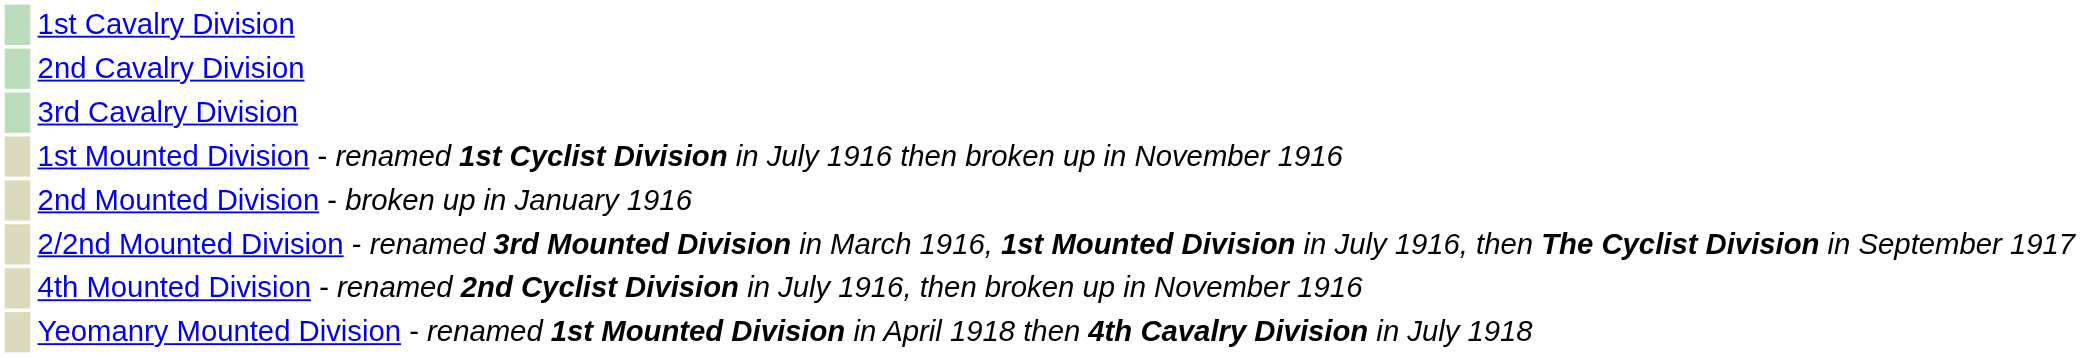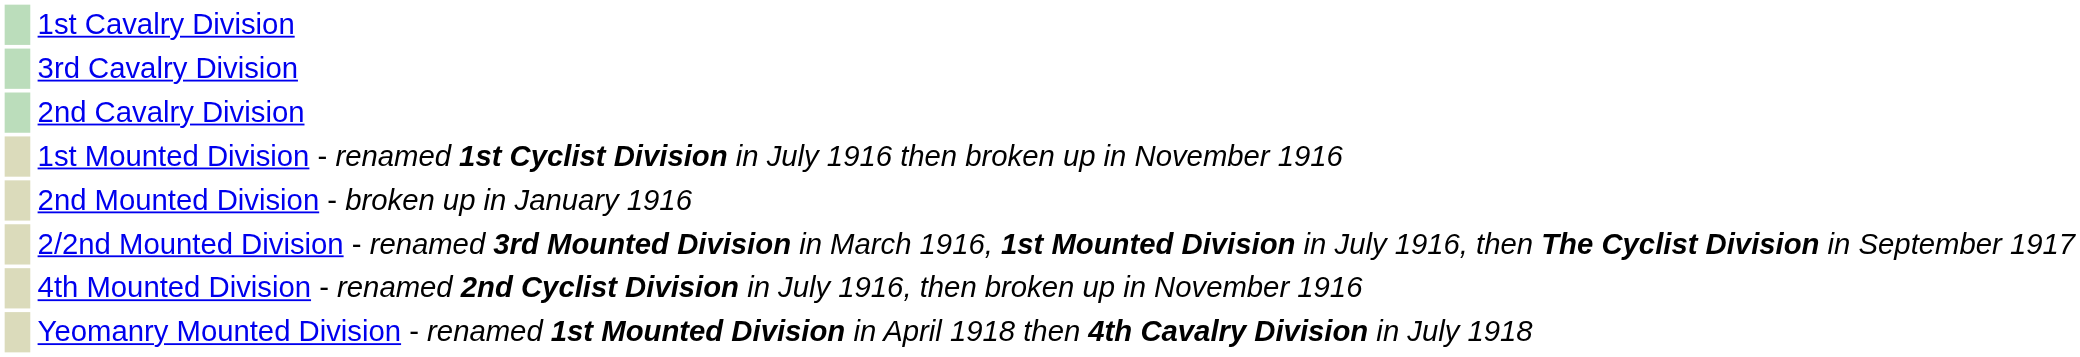rows swapped: (171, 68) <-> (168, 112)
